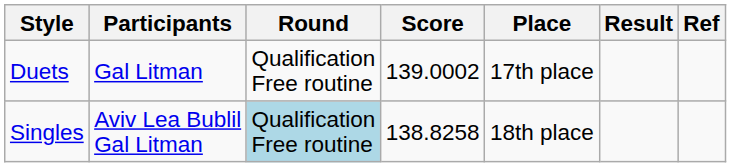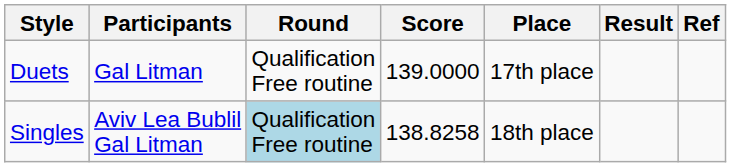(433, 71) 139.0002 -> (433, 71) 139.0000
